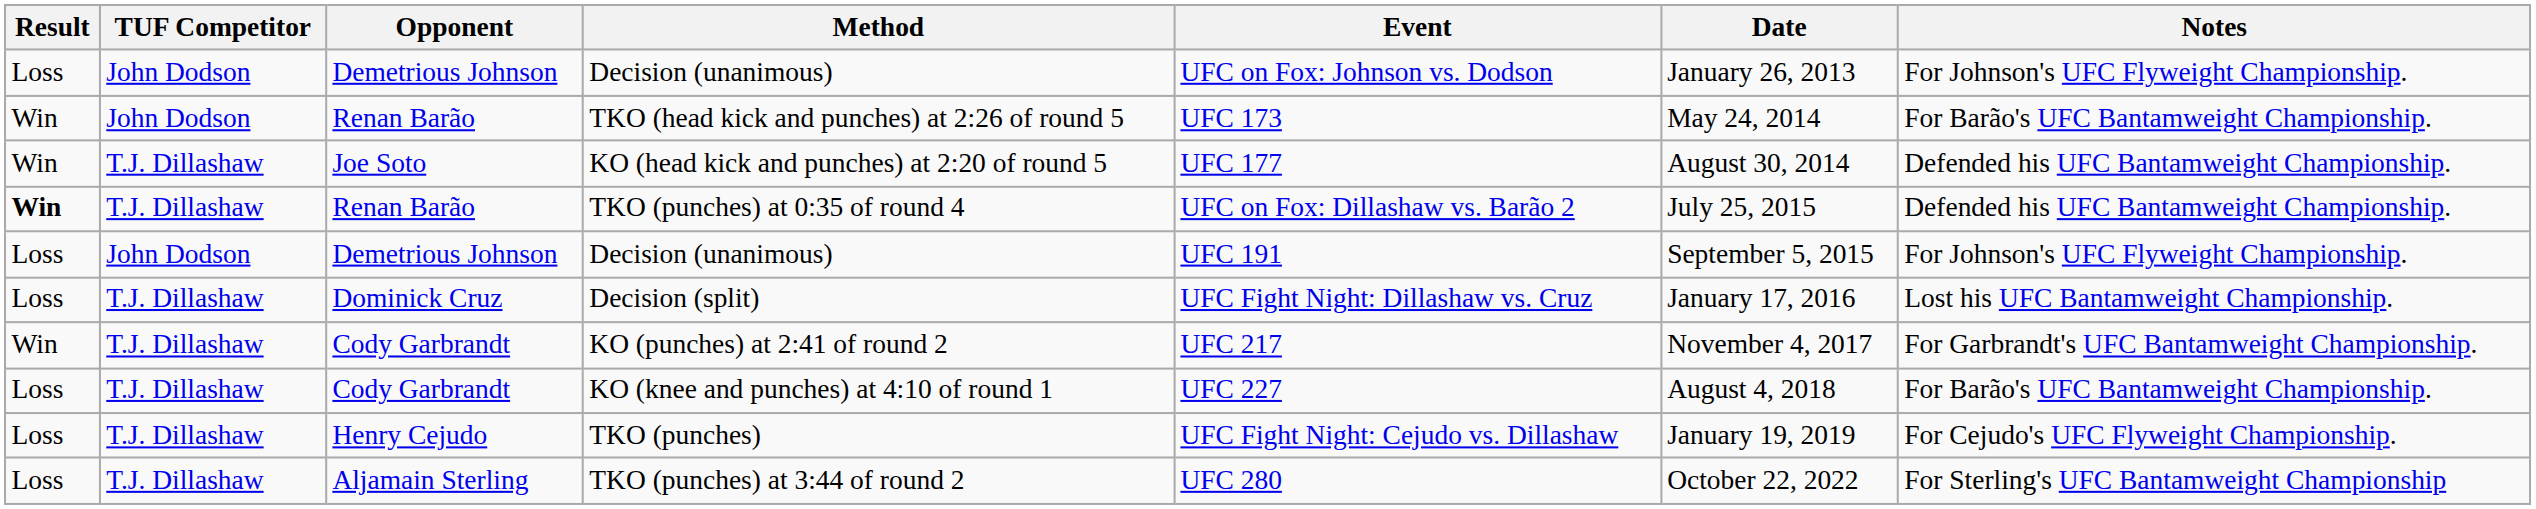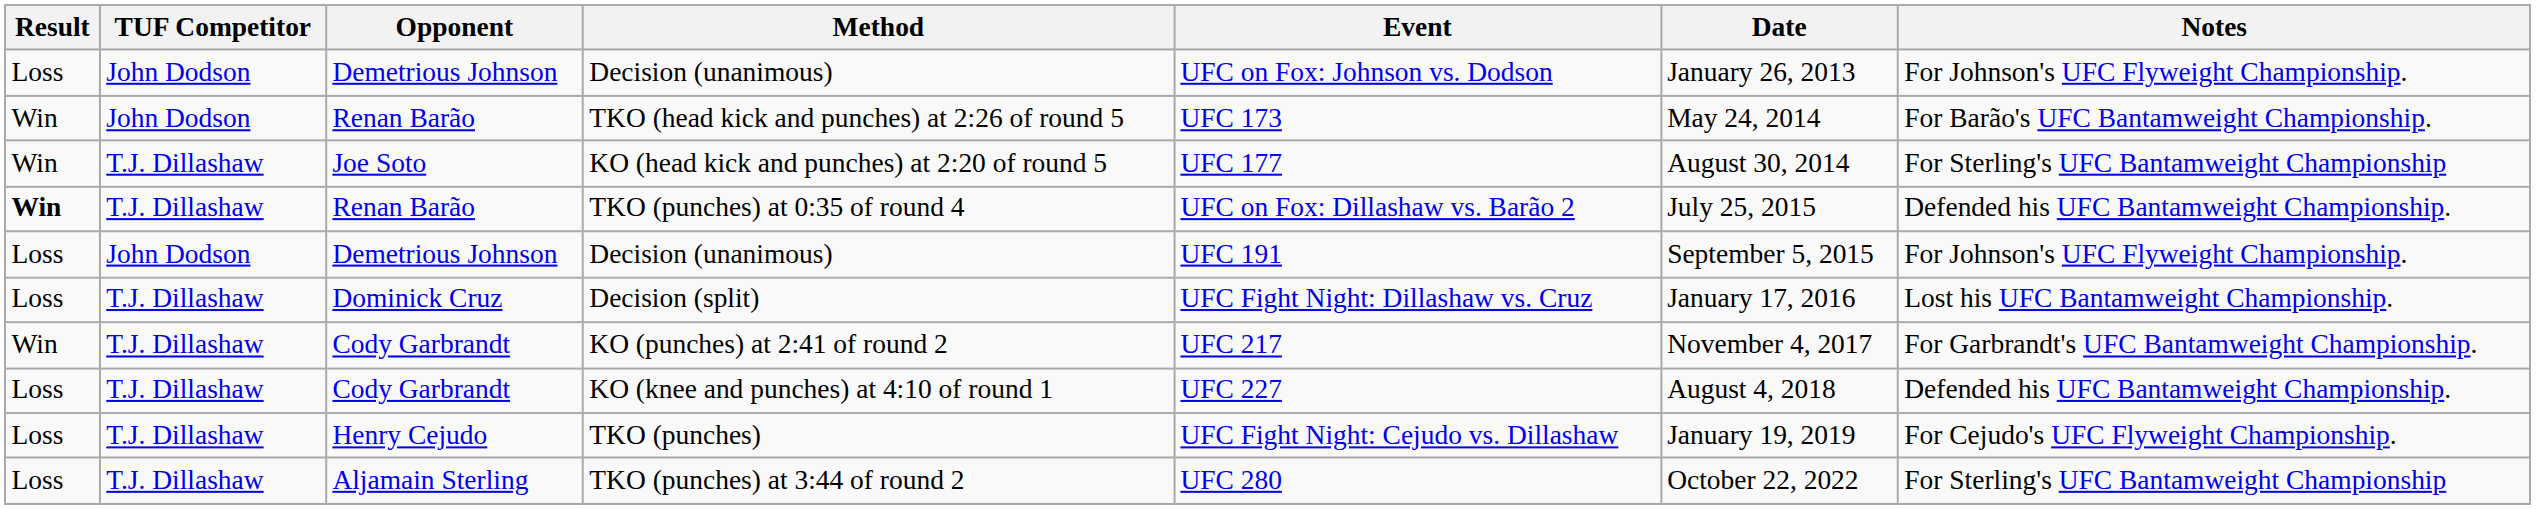(2178, 162) Defended his UFC Bantamweight Championship. -> (2175, 162) For Sterling's UFC Bantamweight Championship
(2168, 389) For Barão's UFC Bantamweight Championship. -> (2178, 389) Defended his UFC Bantamweight Championship.
